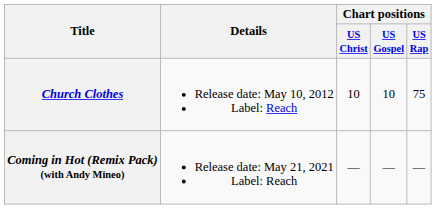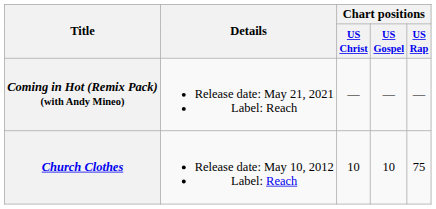rows swapped: (82, 94) <-> (82, 167)
